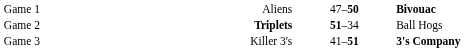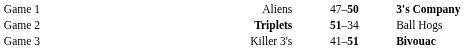(416, 9) Bivouac -> (428, 9) 3's Company
(428, 41) 3's Company -> (416, 41) Bivouac
